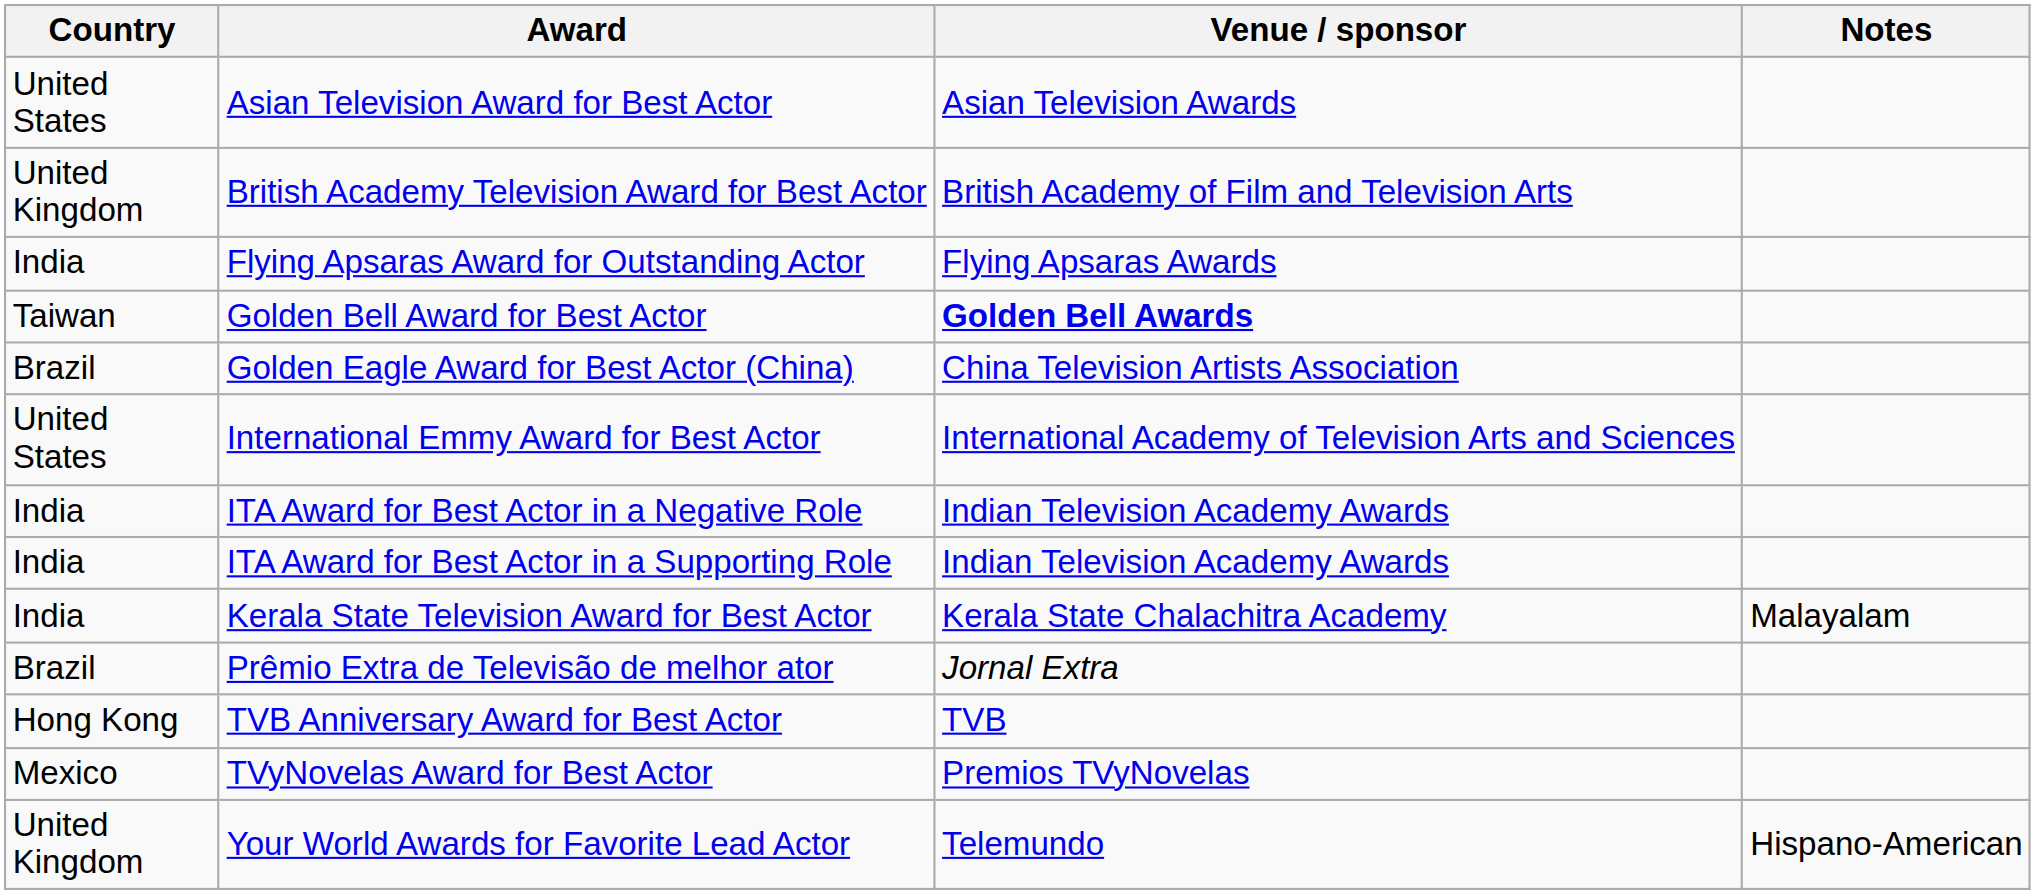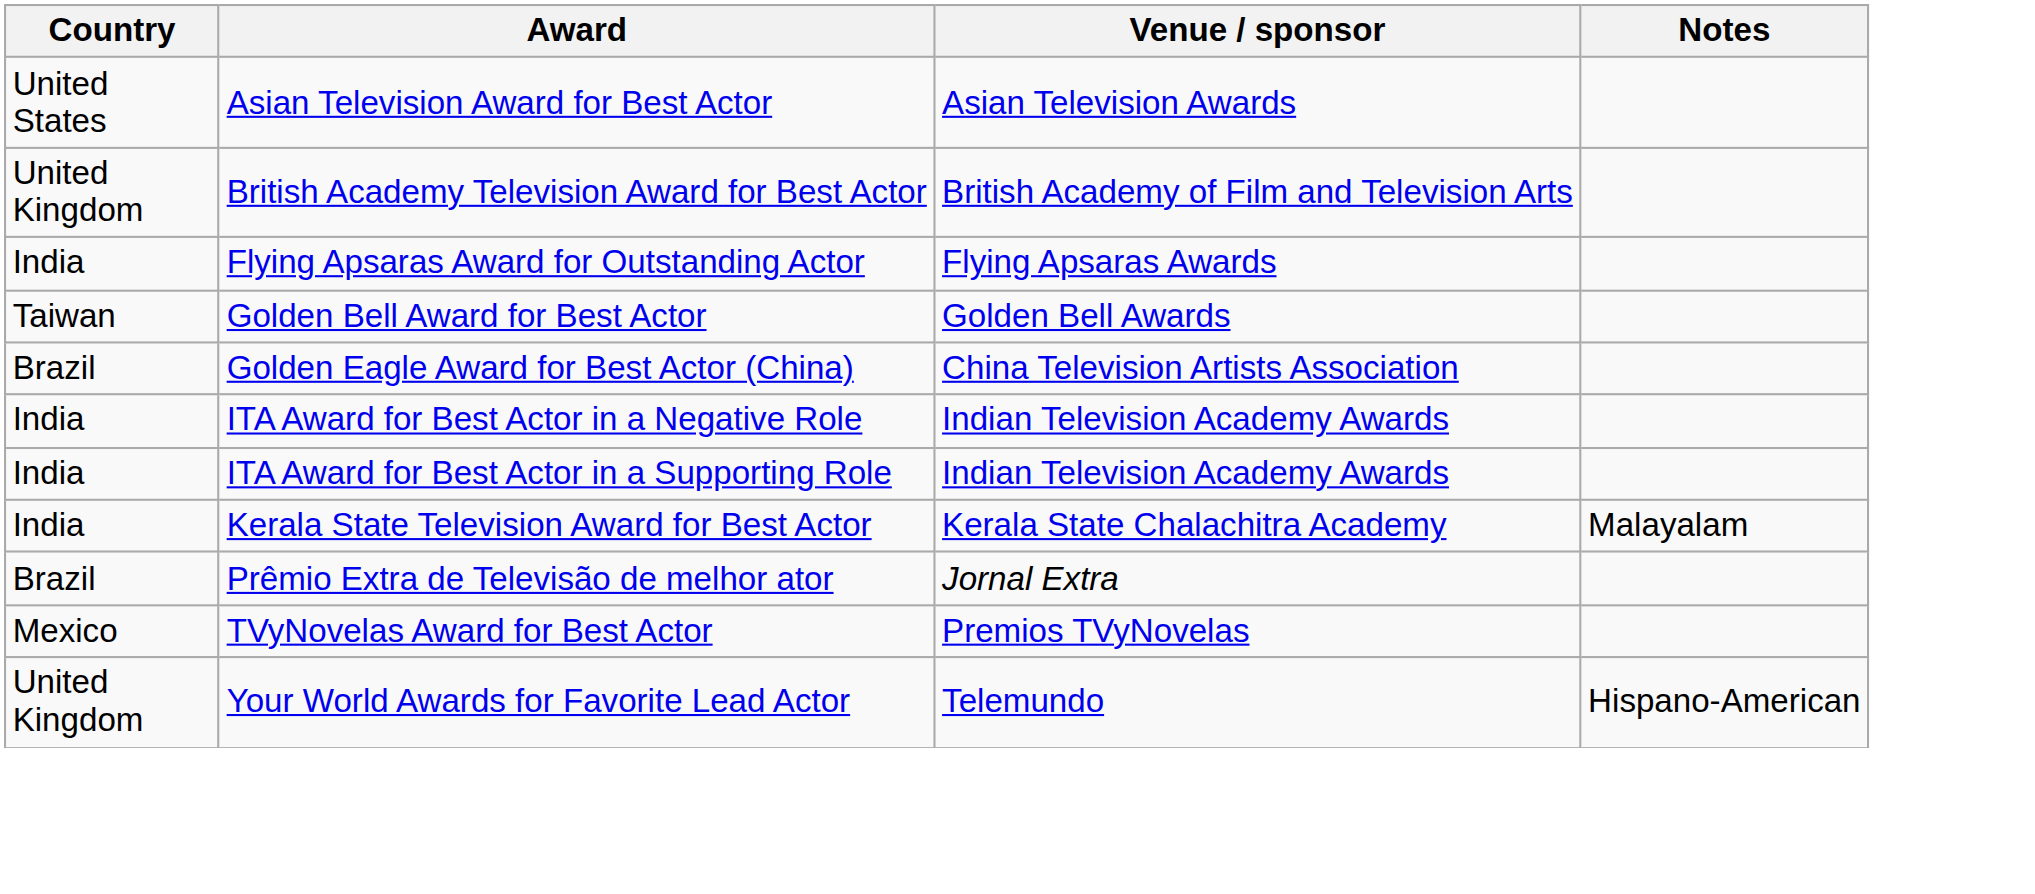(1098, 315) bold -> (1086, 315) normal
- row: (524, 439)
- row: (504, 720)
